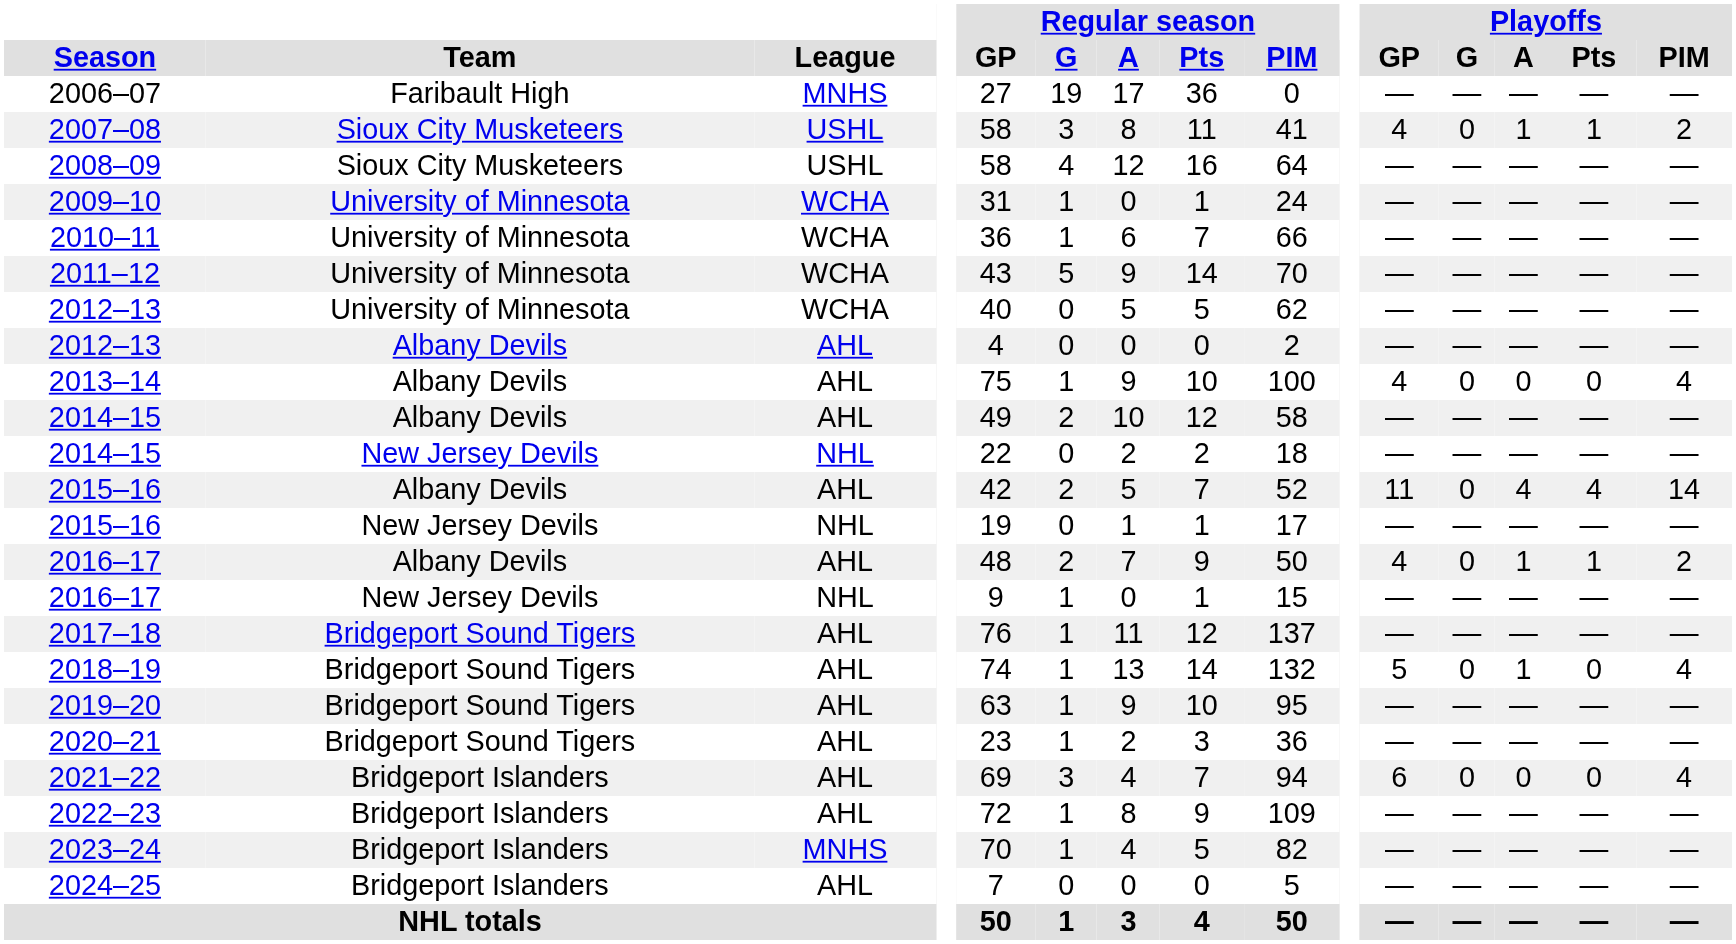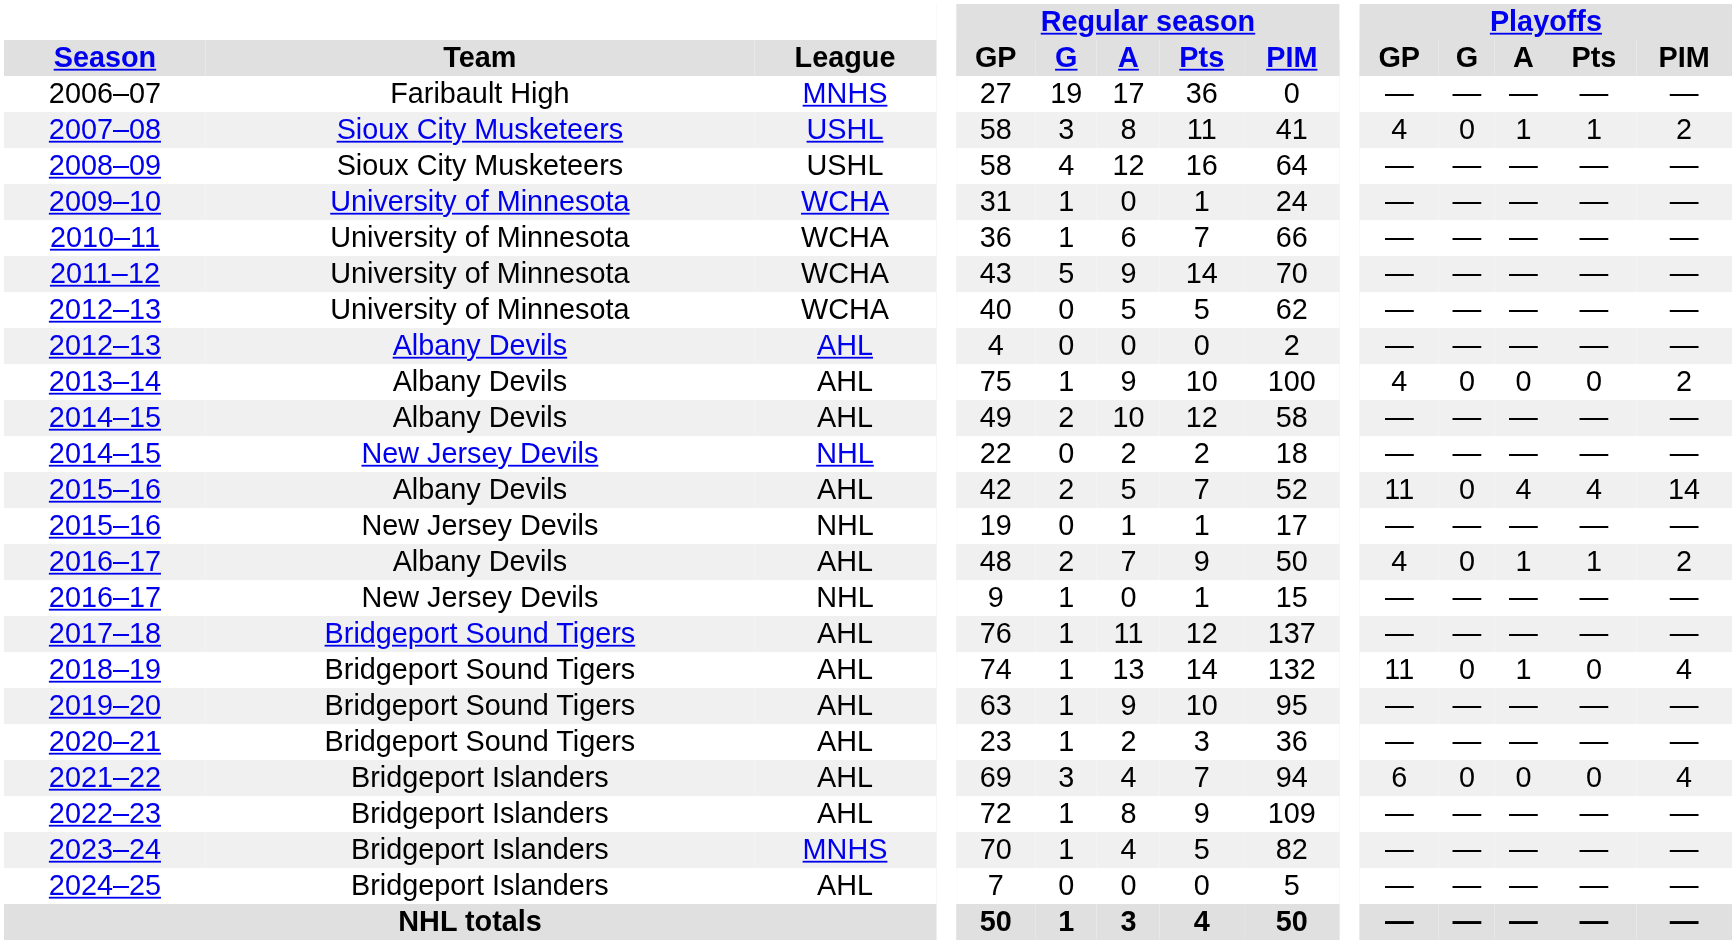(1684, 381) 4 -> (1684, 381) 2
(1399, 669) 5 -> (1399, 669) 11
